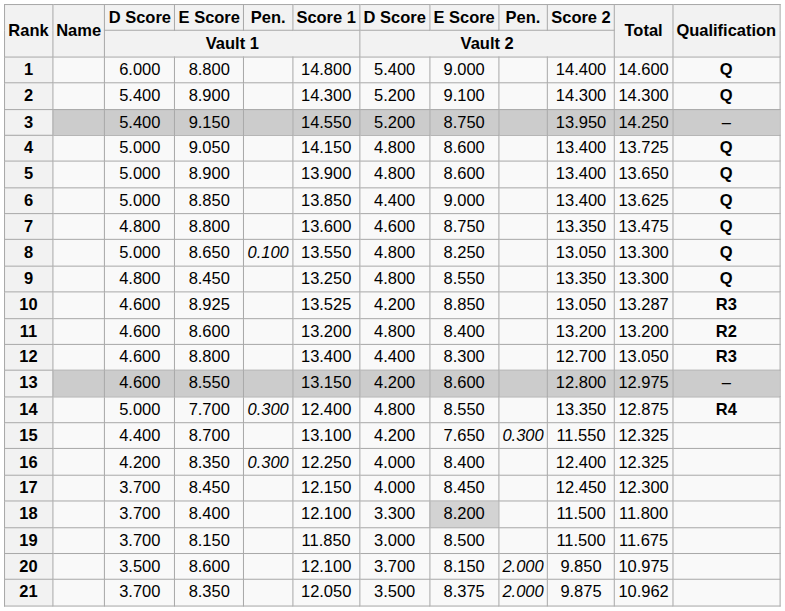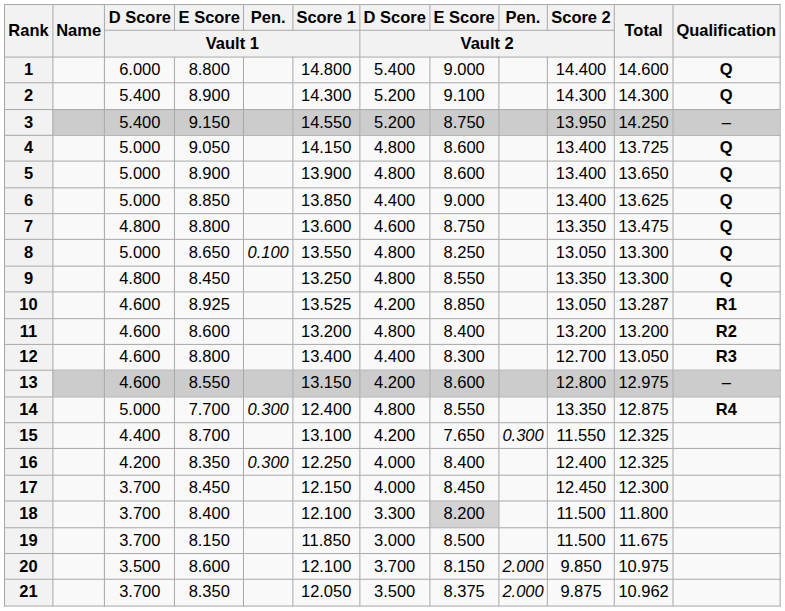(726, 305) R3 -> (726, 305) R1
